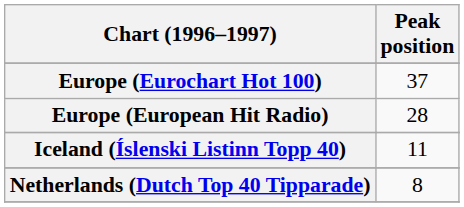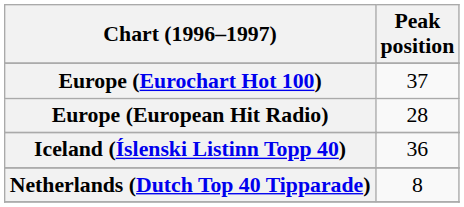(417, 149) 11 -> (417, 149) 36
